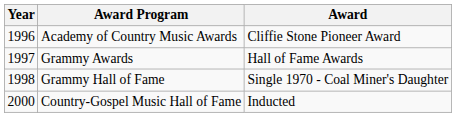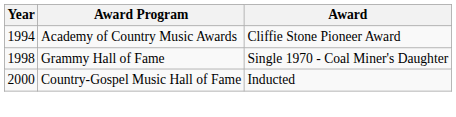(21, 36) 1996 -> (21, 36) 1994
- row: (87, 58)
